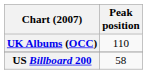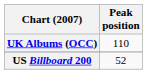(121, 60) 58 -> (121, 60) 52
